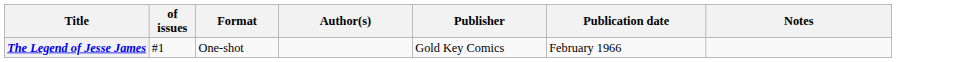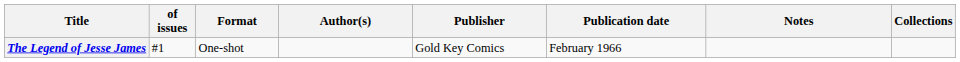+ column: (923, 21)
